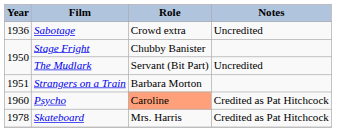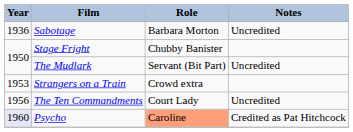(158, 30) Crowd extra -> (183, 30) Barbara Morton
(18, 83) 1951 -> (18, 83) 1953
(166, 83) Barbara Morton -> (175, 83) Crowd extra
+ row: (88, 100)
(18, 100) no background -> (18, 118) lavender background
- row: (59, 118)
